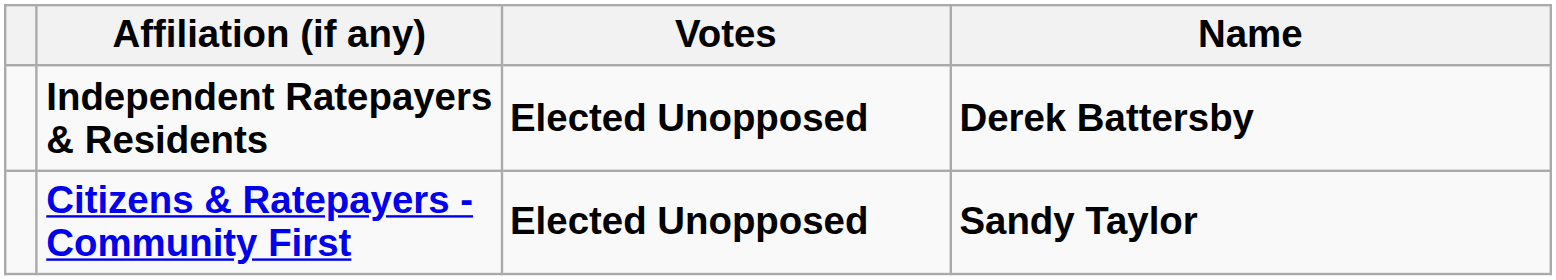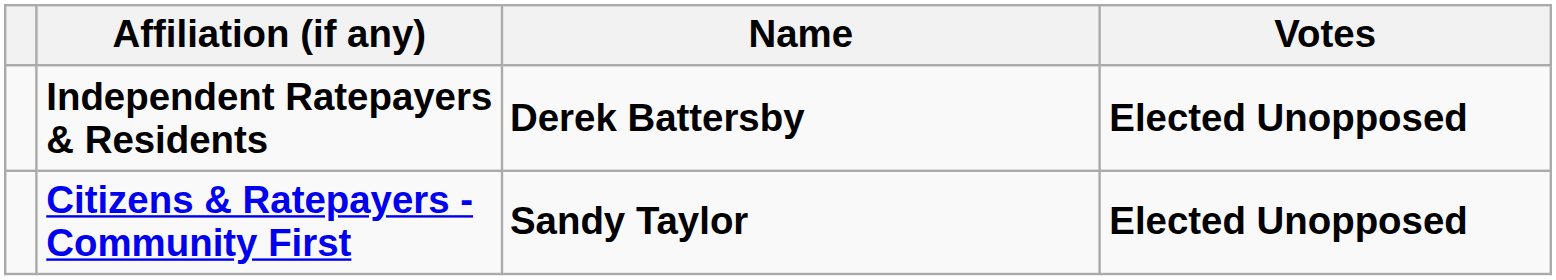columns swapped: (1250, 34) <-> (726, 34)
